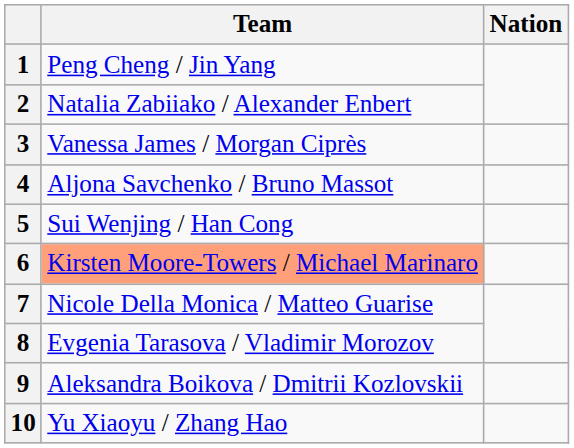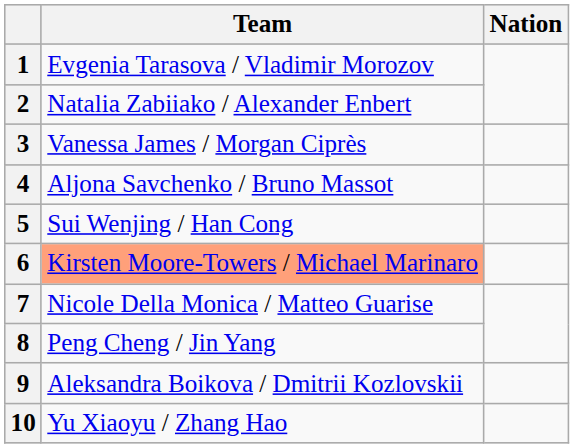(161, 64) Peng Cheng / Jin Yang -> (241, 64) Evgenia Tarasova / Vladimir Morozov
(241, 343) Evgenia Tarasova / Vladimir Morozov -> (161, 343) Peng Cheng / Jin Yang
